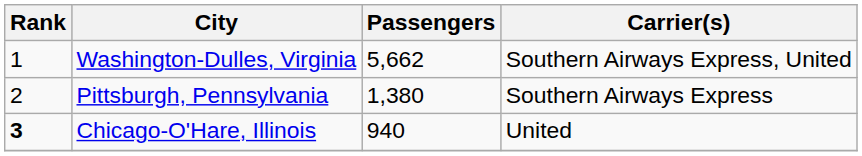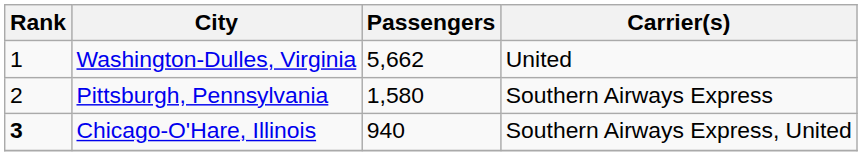(679, 58) Southern Airways Express, United -> (539, 58) United
(395, 95) 1,380 -> (395, 95) 1,580
(539, 131) United -> (679, 131) Southern Airways Express, United
